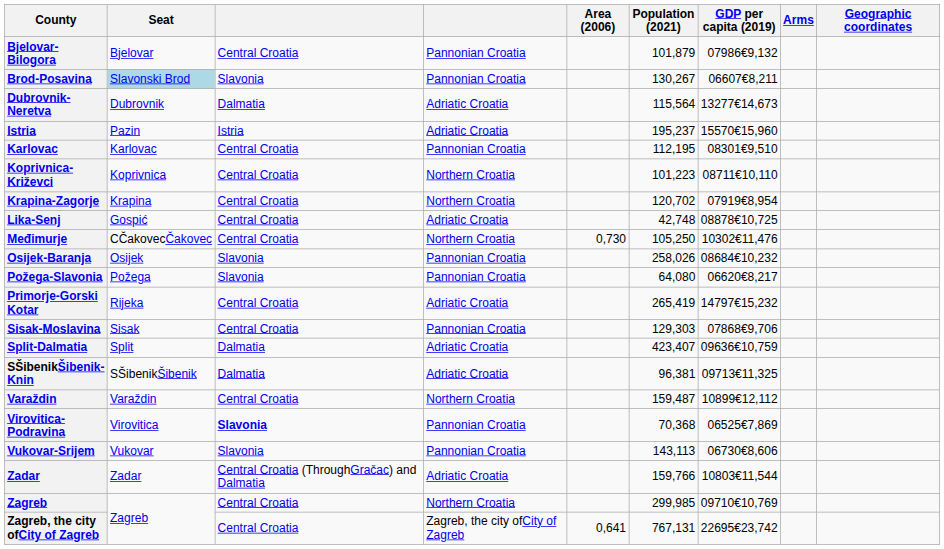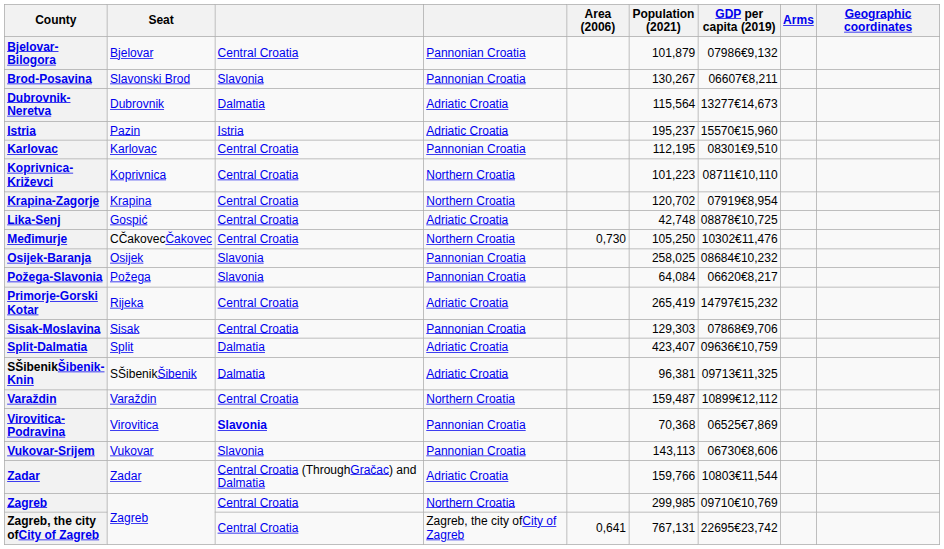(150, 79) lightblue background -> (150, 79) no background
(674, 258) 258,026 -> (674, 258) 258,025
(677, 277) 64,080 -> (677, 277) 64,084
